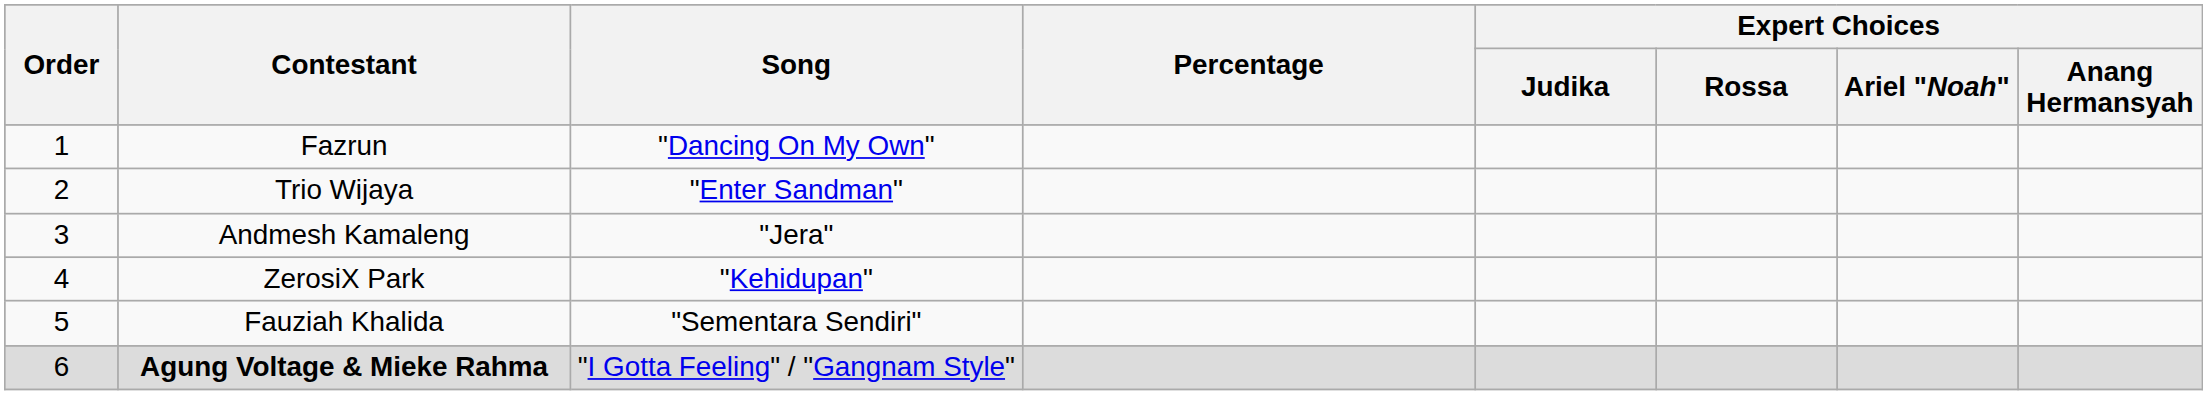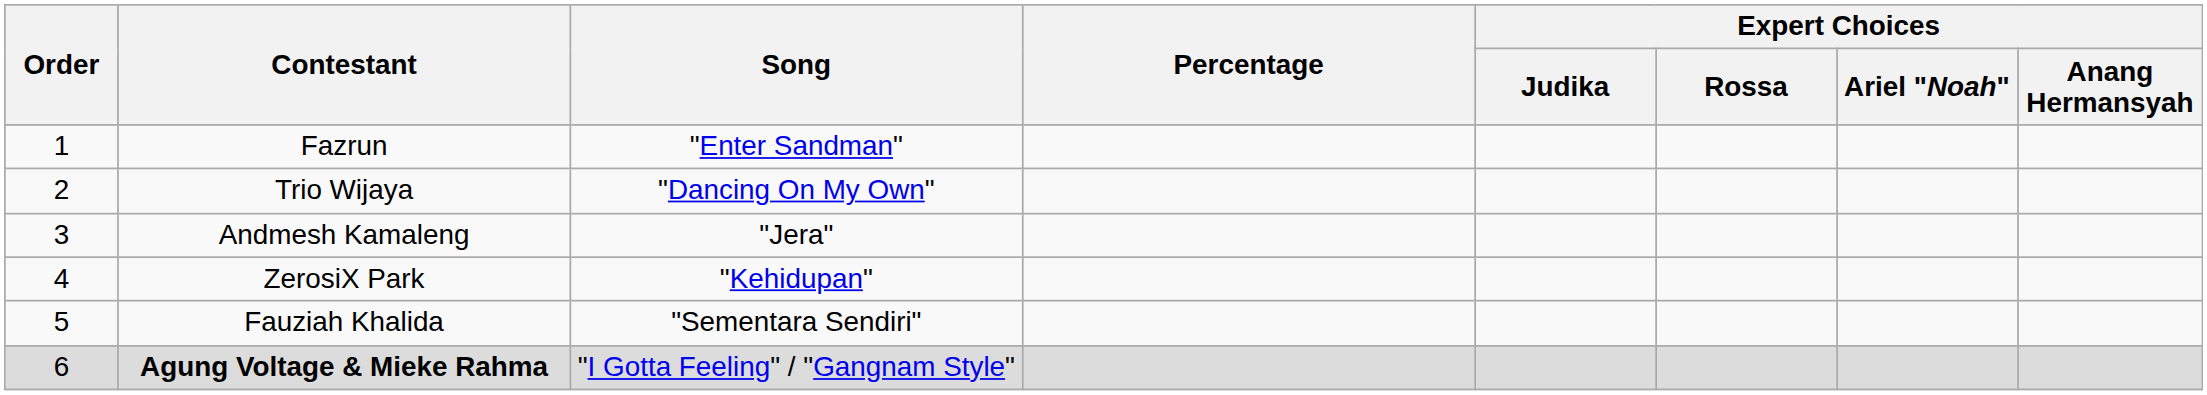(796, 146) "Dancing On My Own" -> (796, 146) "Enter Sandman"
(796, 190) "Enter Sandman" -> (796, 190) "Dancing On My Own"
